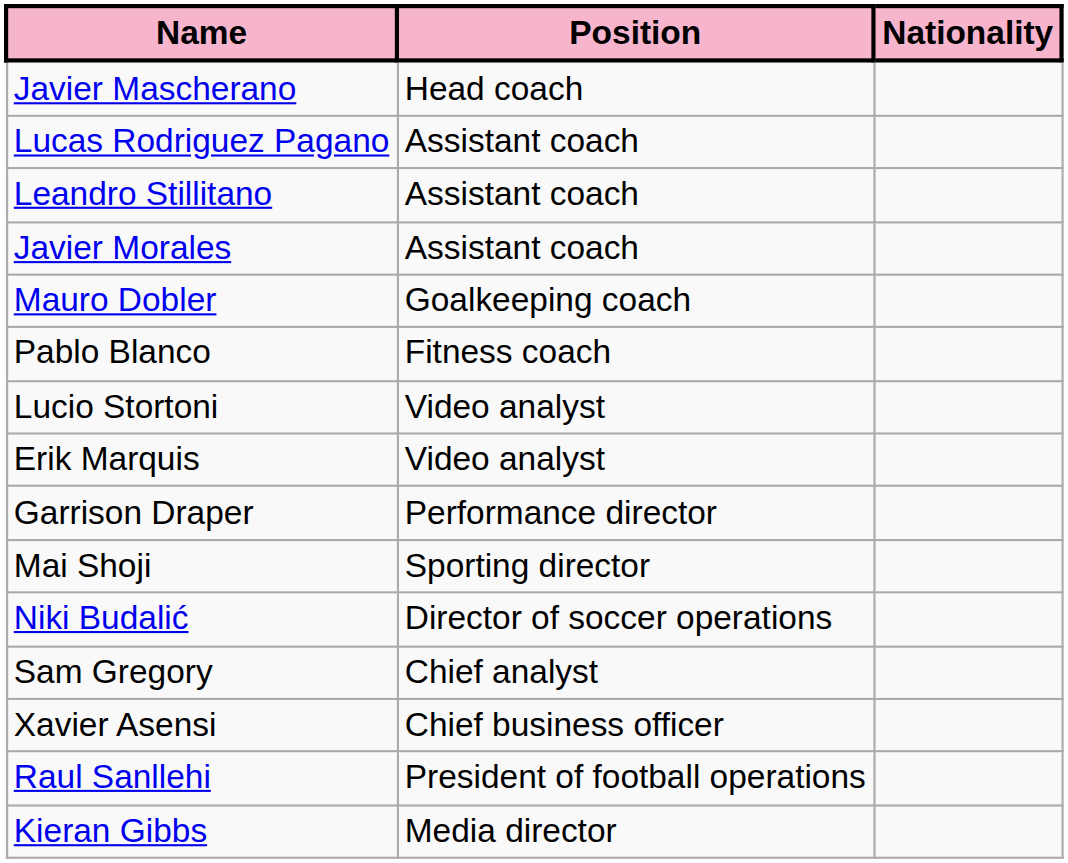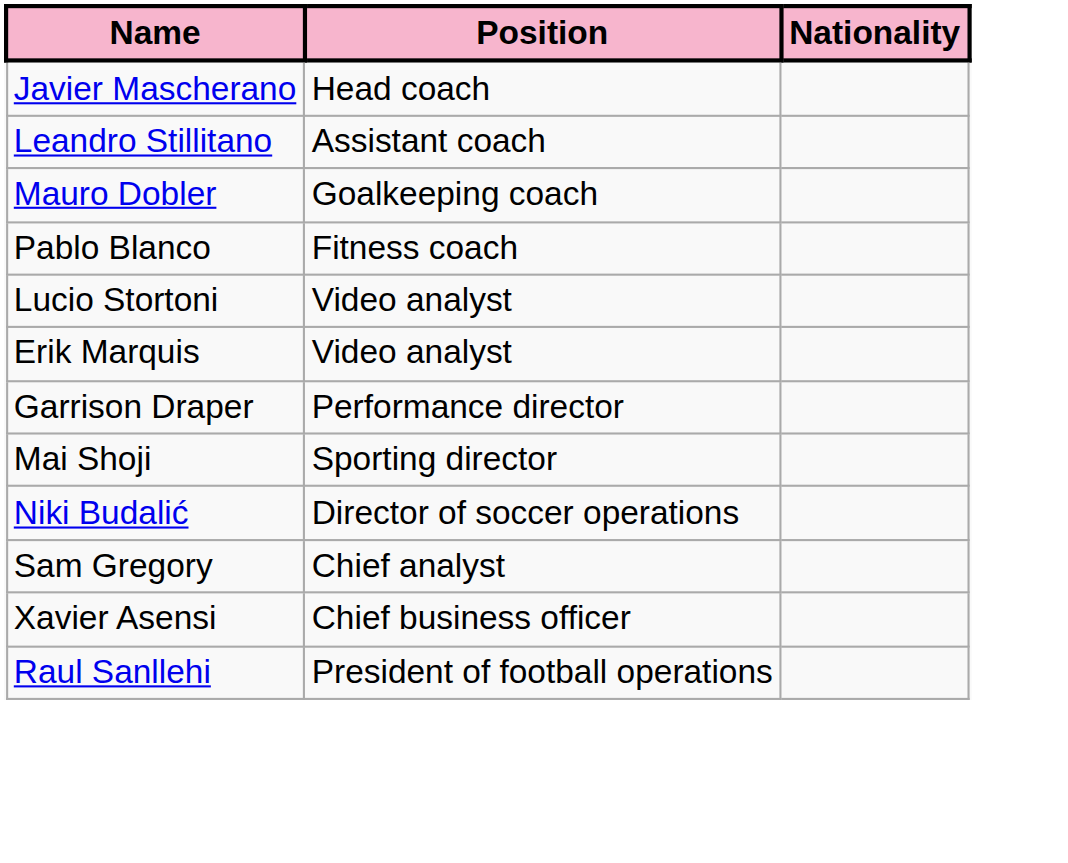- row: (202, 141)
- row: (123, 247)
- row: (110, 830)
